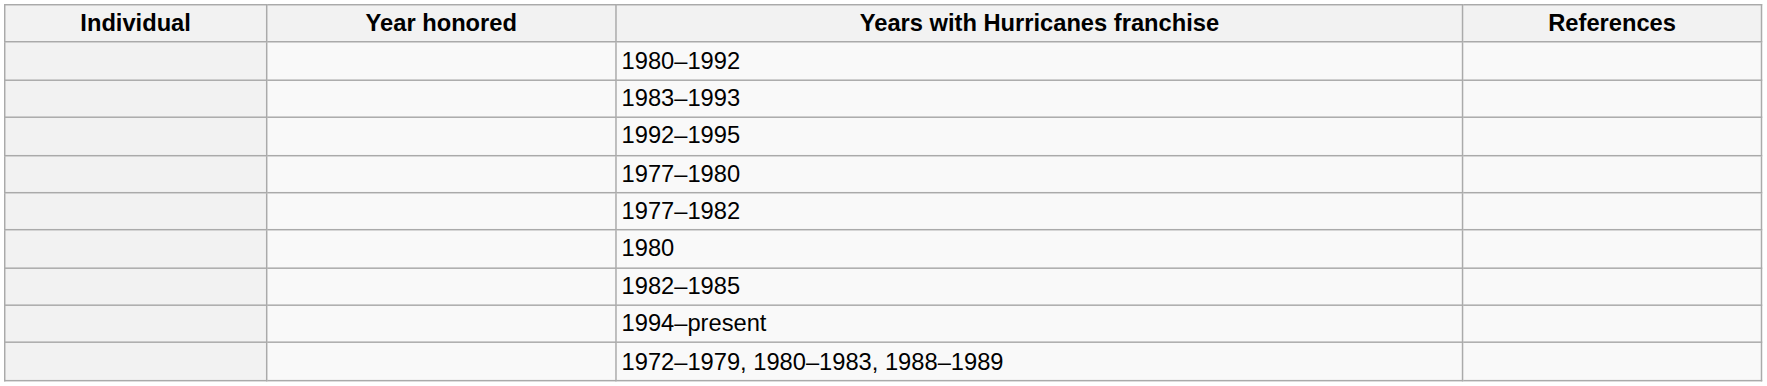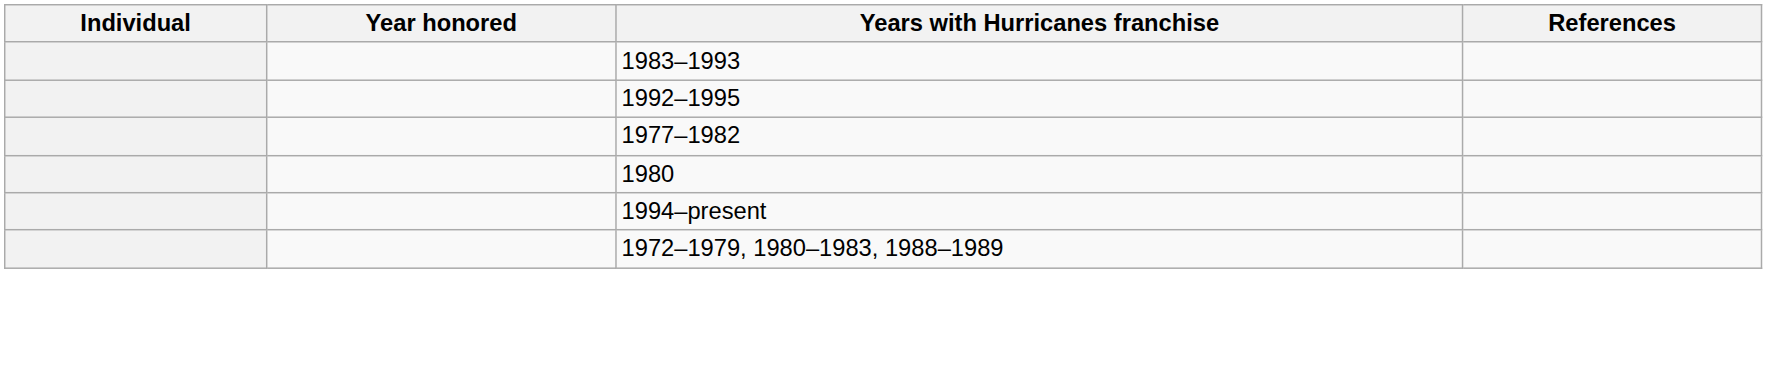- row: (681, 60)
- row: (681, 173)
- row: (681, 286)
